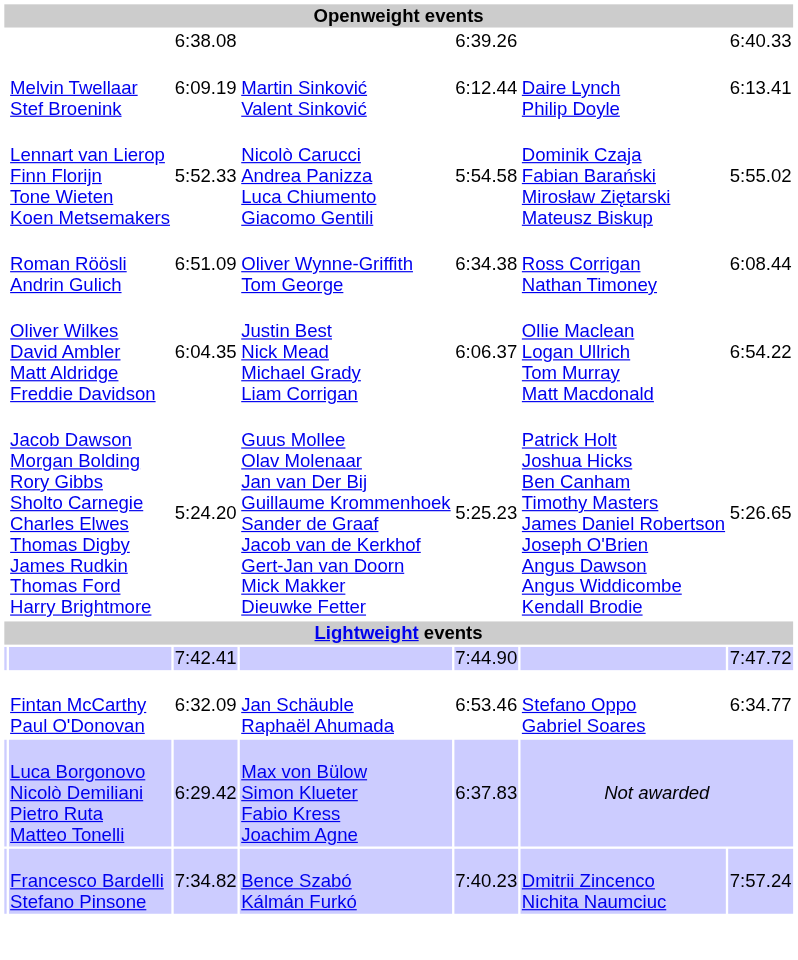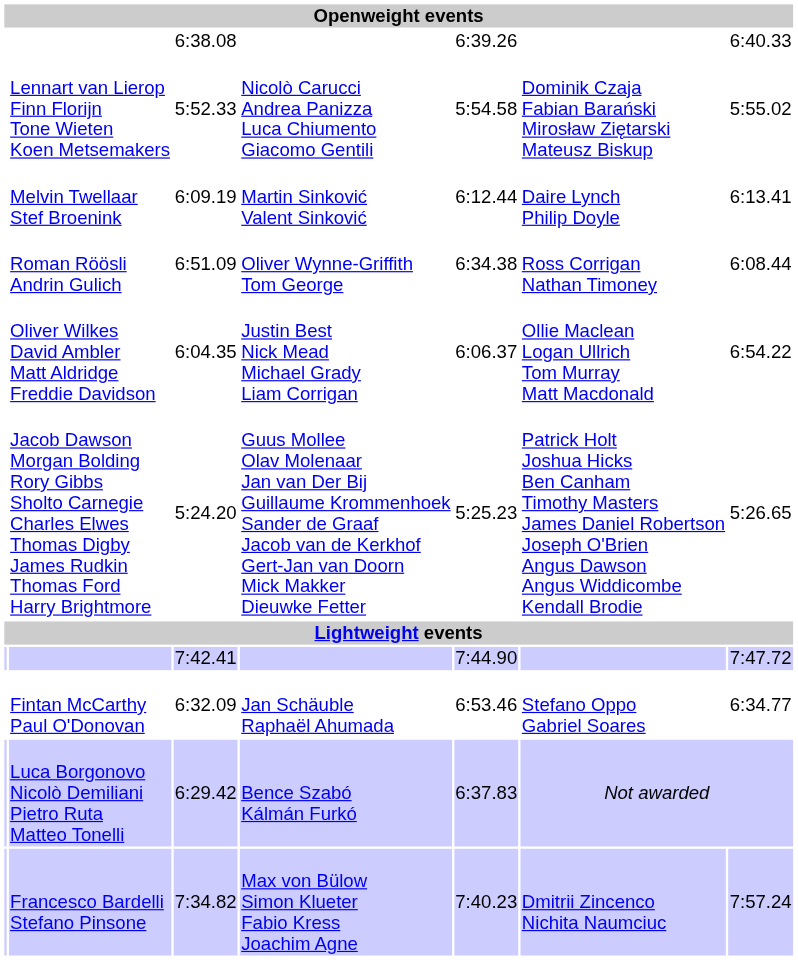rows swapped: (74, 98) <-> (90, 186)
(304, 803) Max von Bülow Simon Klueter Fabio Kress Joachim Agne -> (299, 803) Bence Szabó Kálmán Furkó
(299, 891) Bence Szabó Kálmán Furkó -> (304, 912) Max von Bülow Simon Klueter Fabio Kress Joachim Agne
